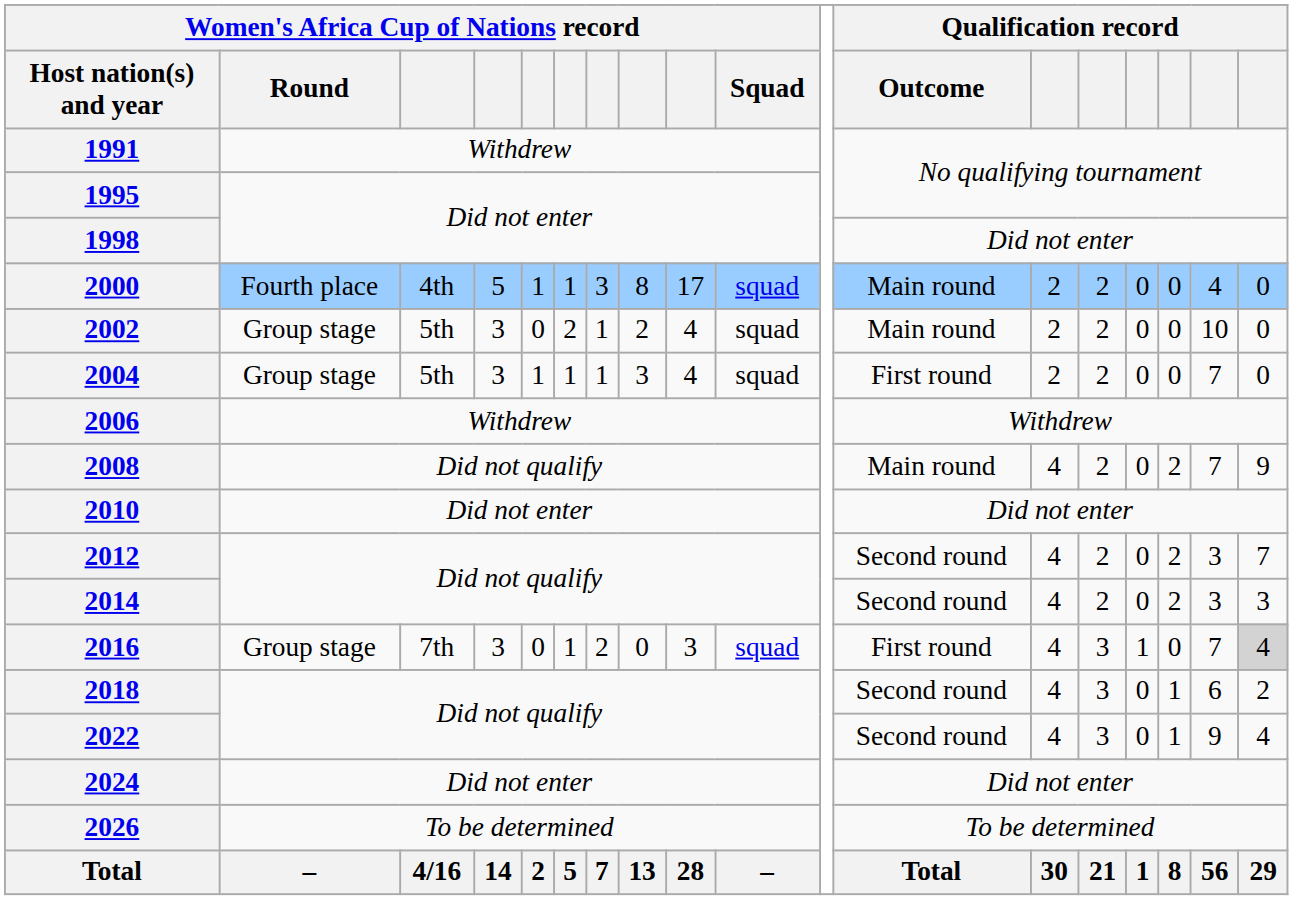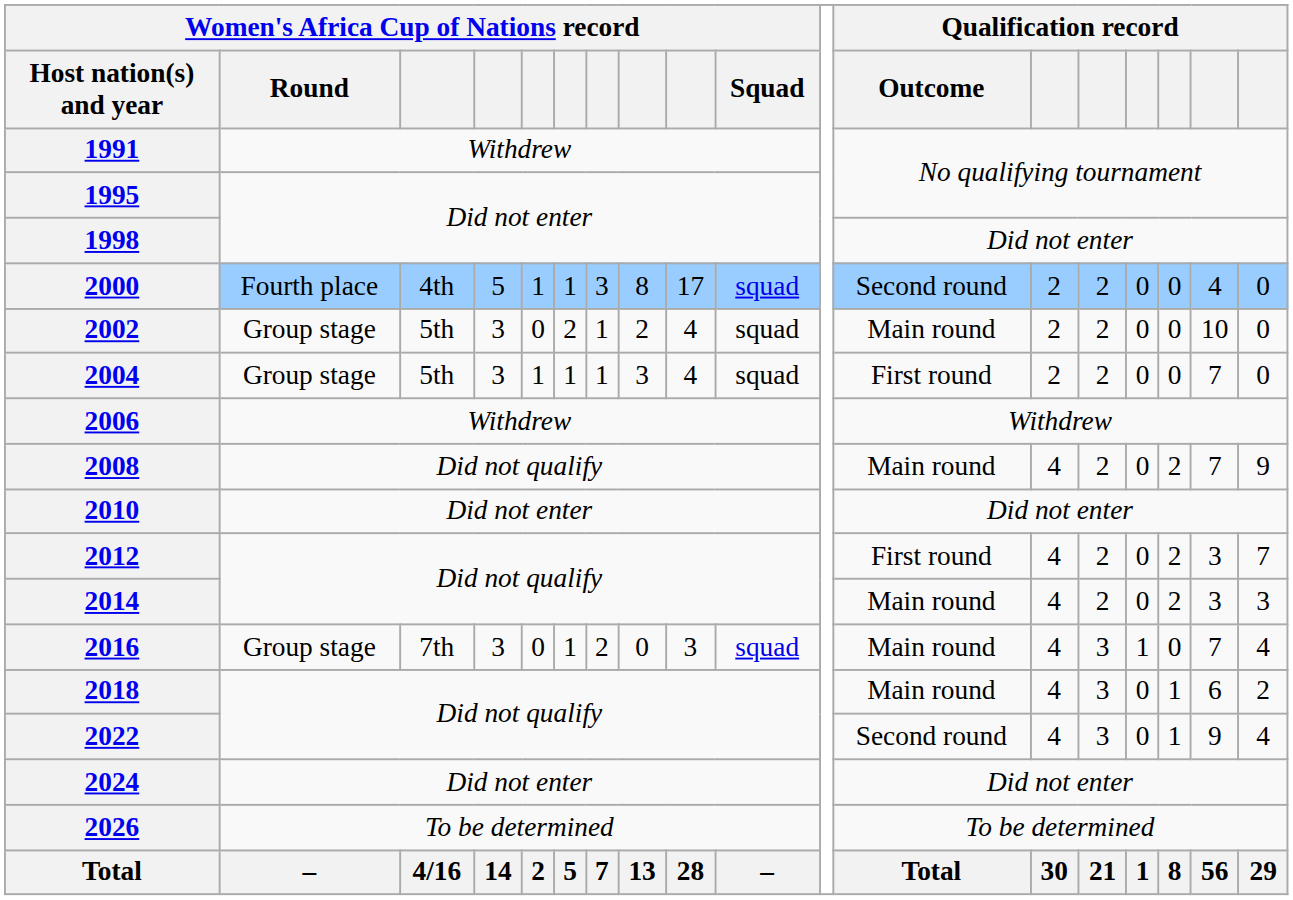(931, 285) Main round -> (931, 285) Second round
(931, 556) Second round -> (931, 556) First round
(931, 601) Second round -> (931, 601) Main round
(931, 646) First round -> (931, 646) Main round
(1263, 646) lightgrey background -> (1263, 646) no background
(931, 691) Second round -> (931, 691) Main round
